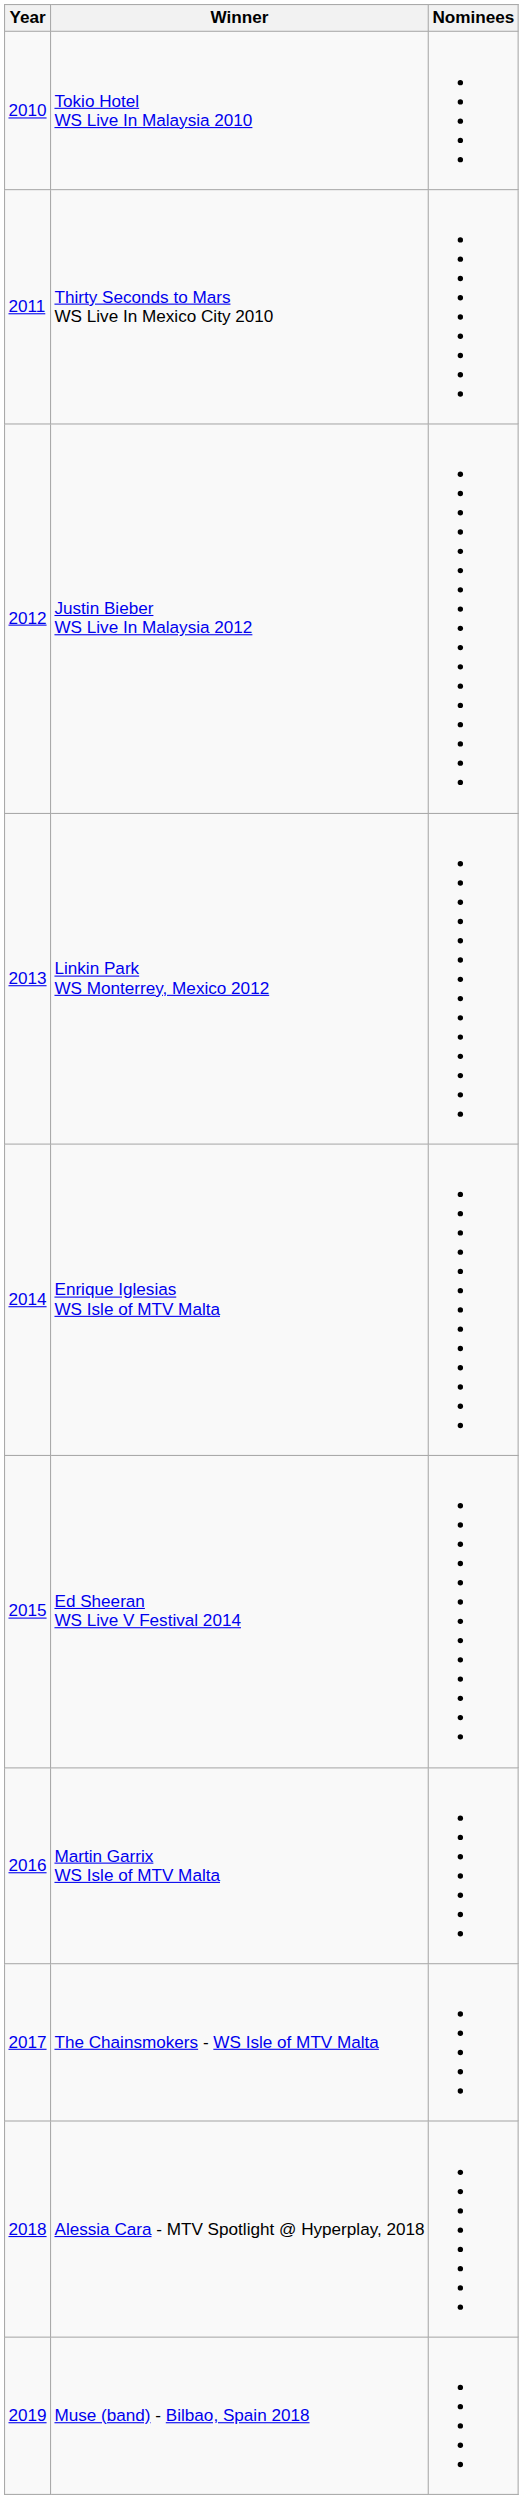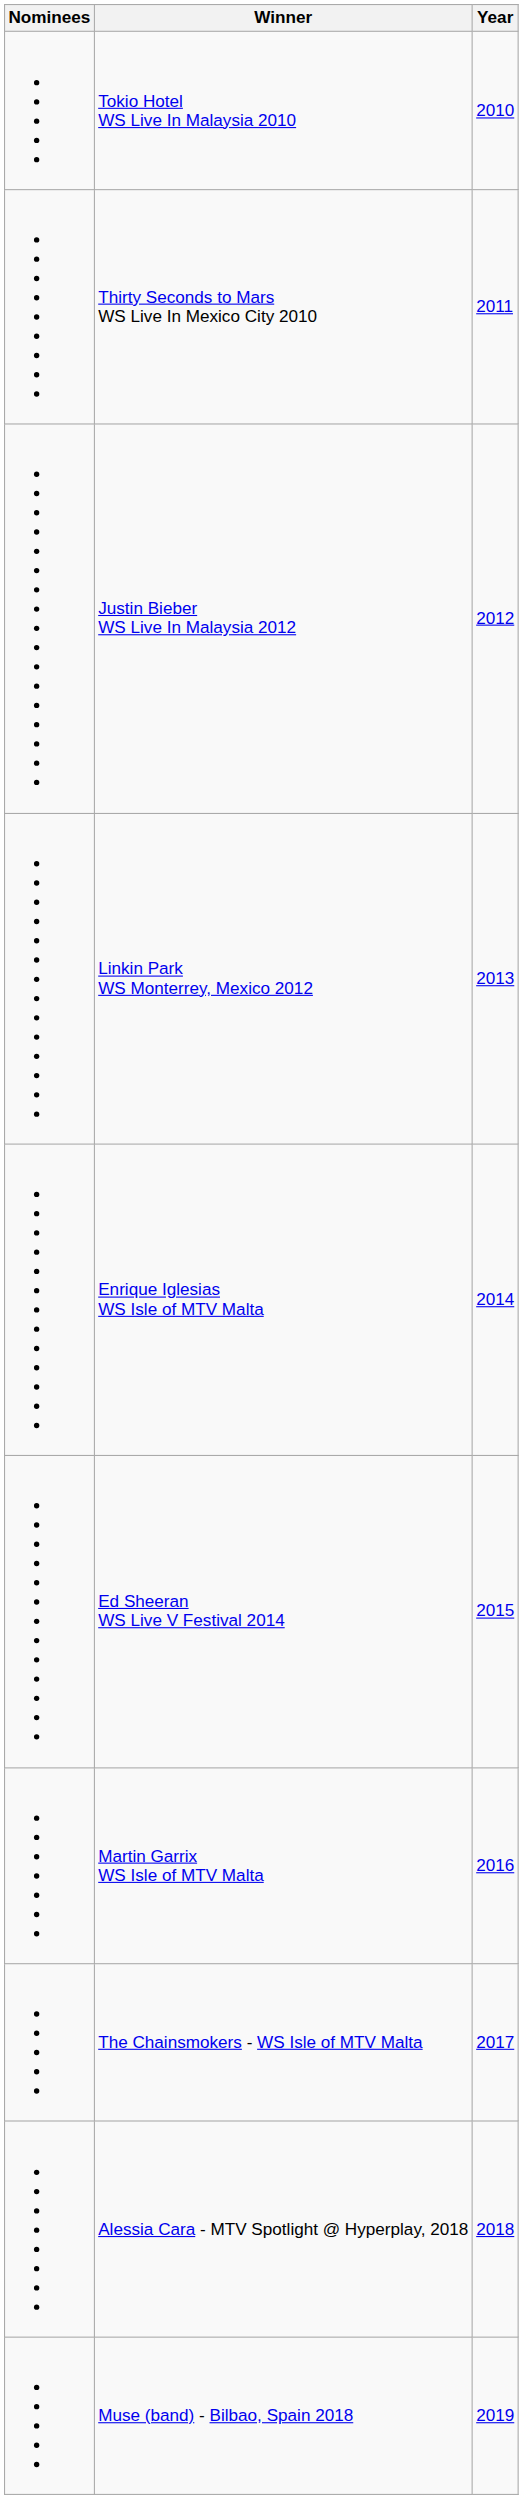columns swapped: (28, 18) <-> (473, 18)
